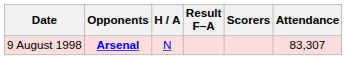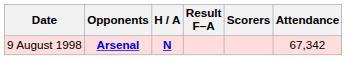(167, 45) normal -> (167, 45) bold
(307, 45) 83,307 -> (307, 45) 67,342
